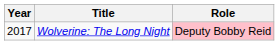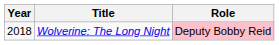(19, 31) 2017 -> (19, 31) 2018
